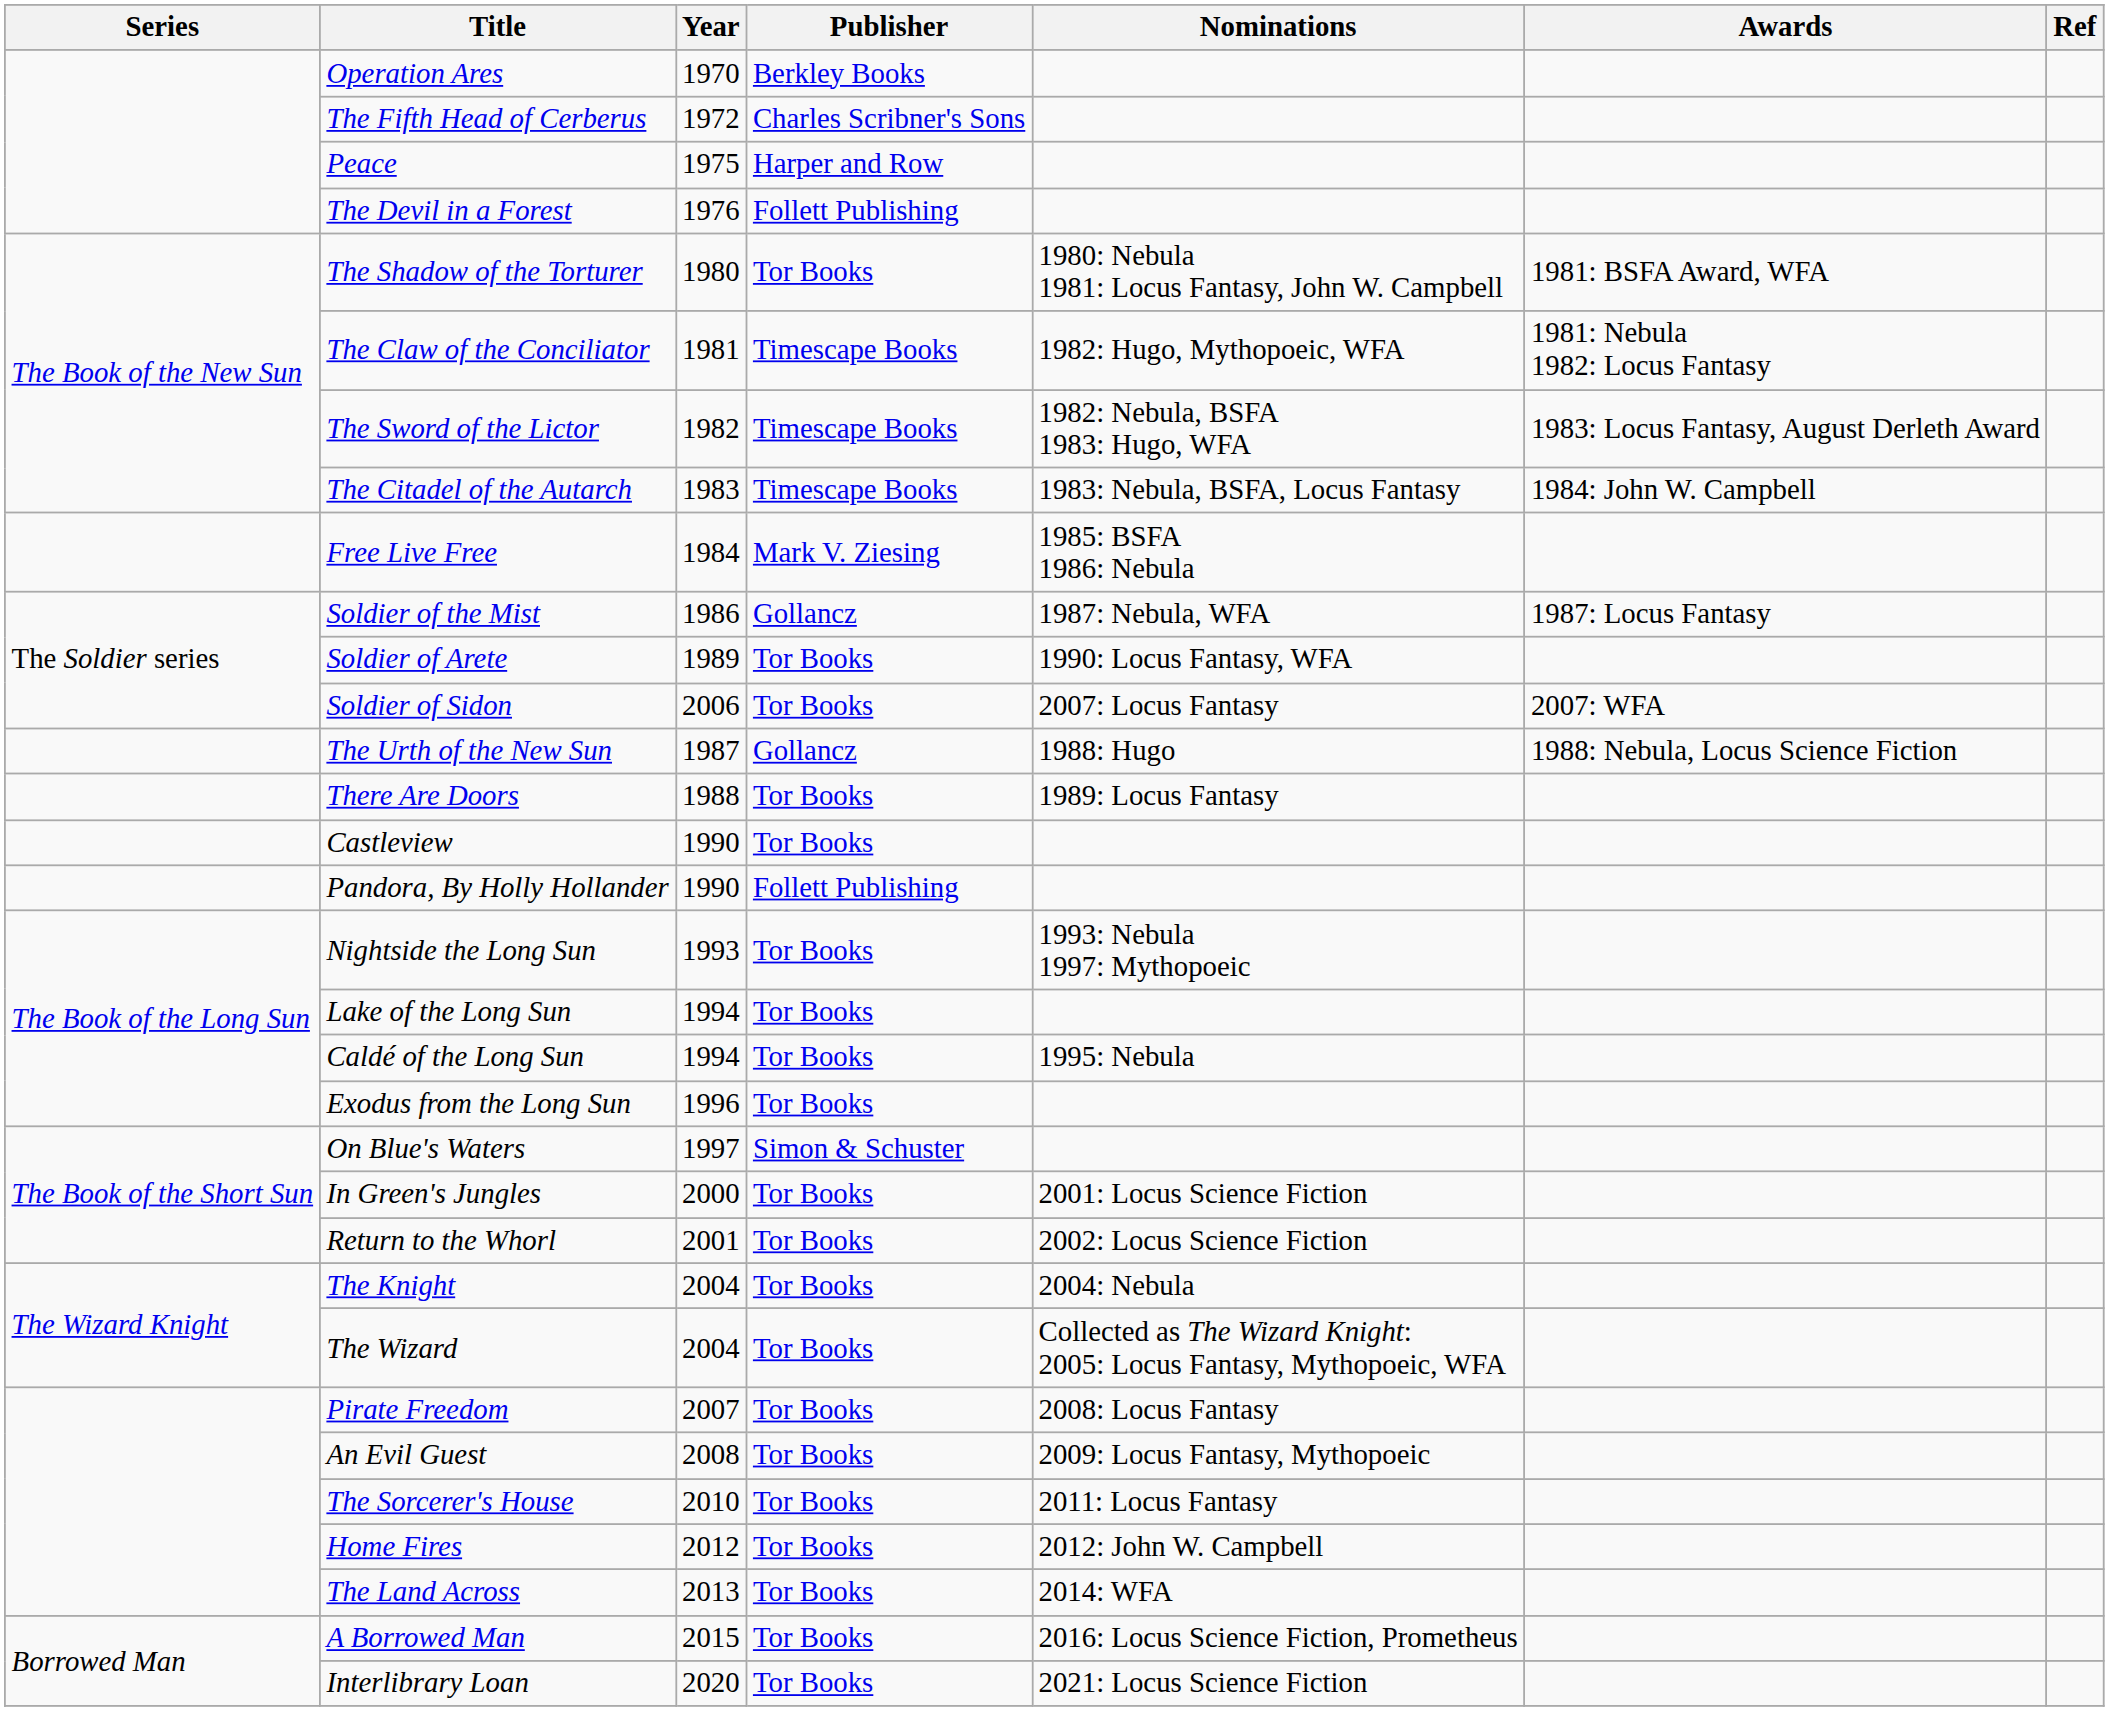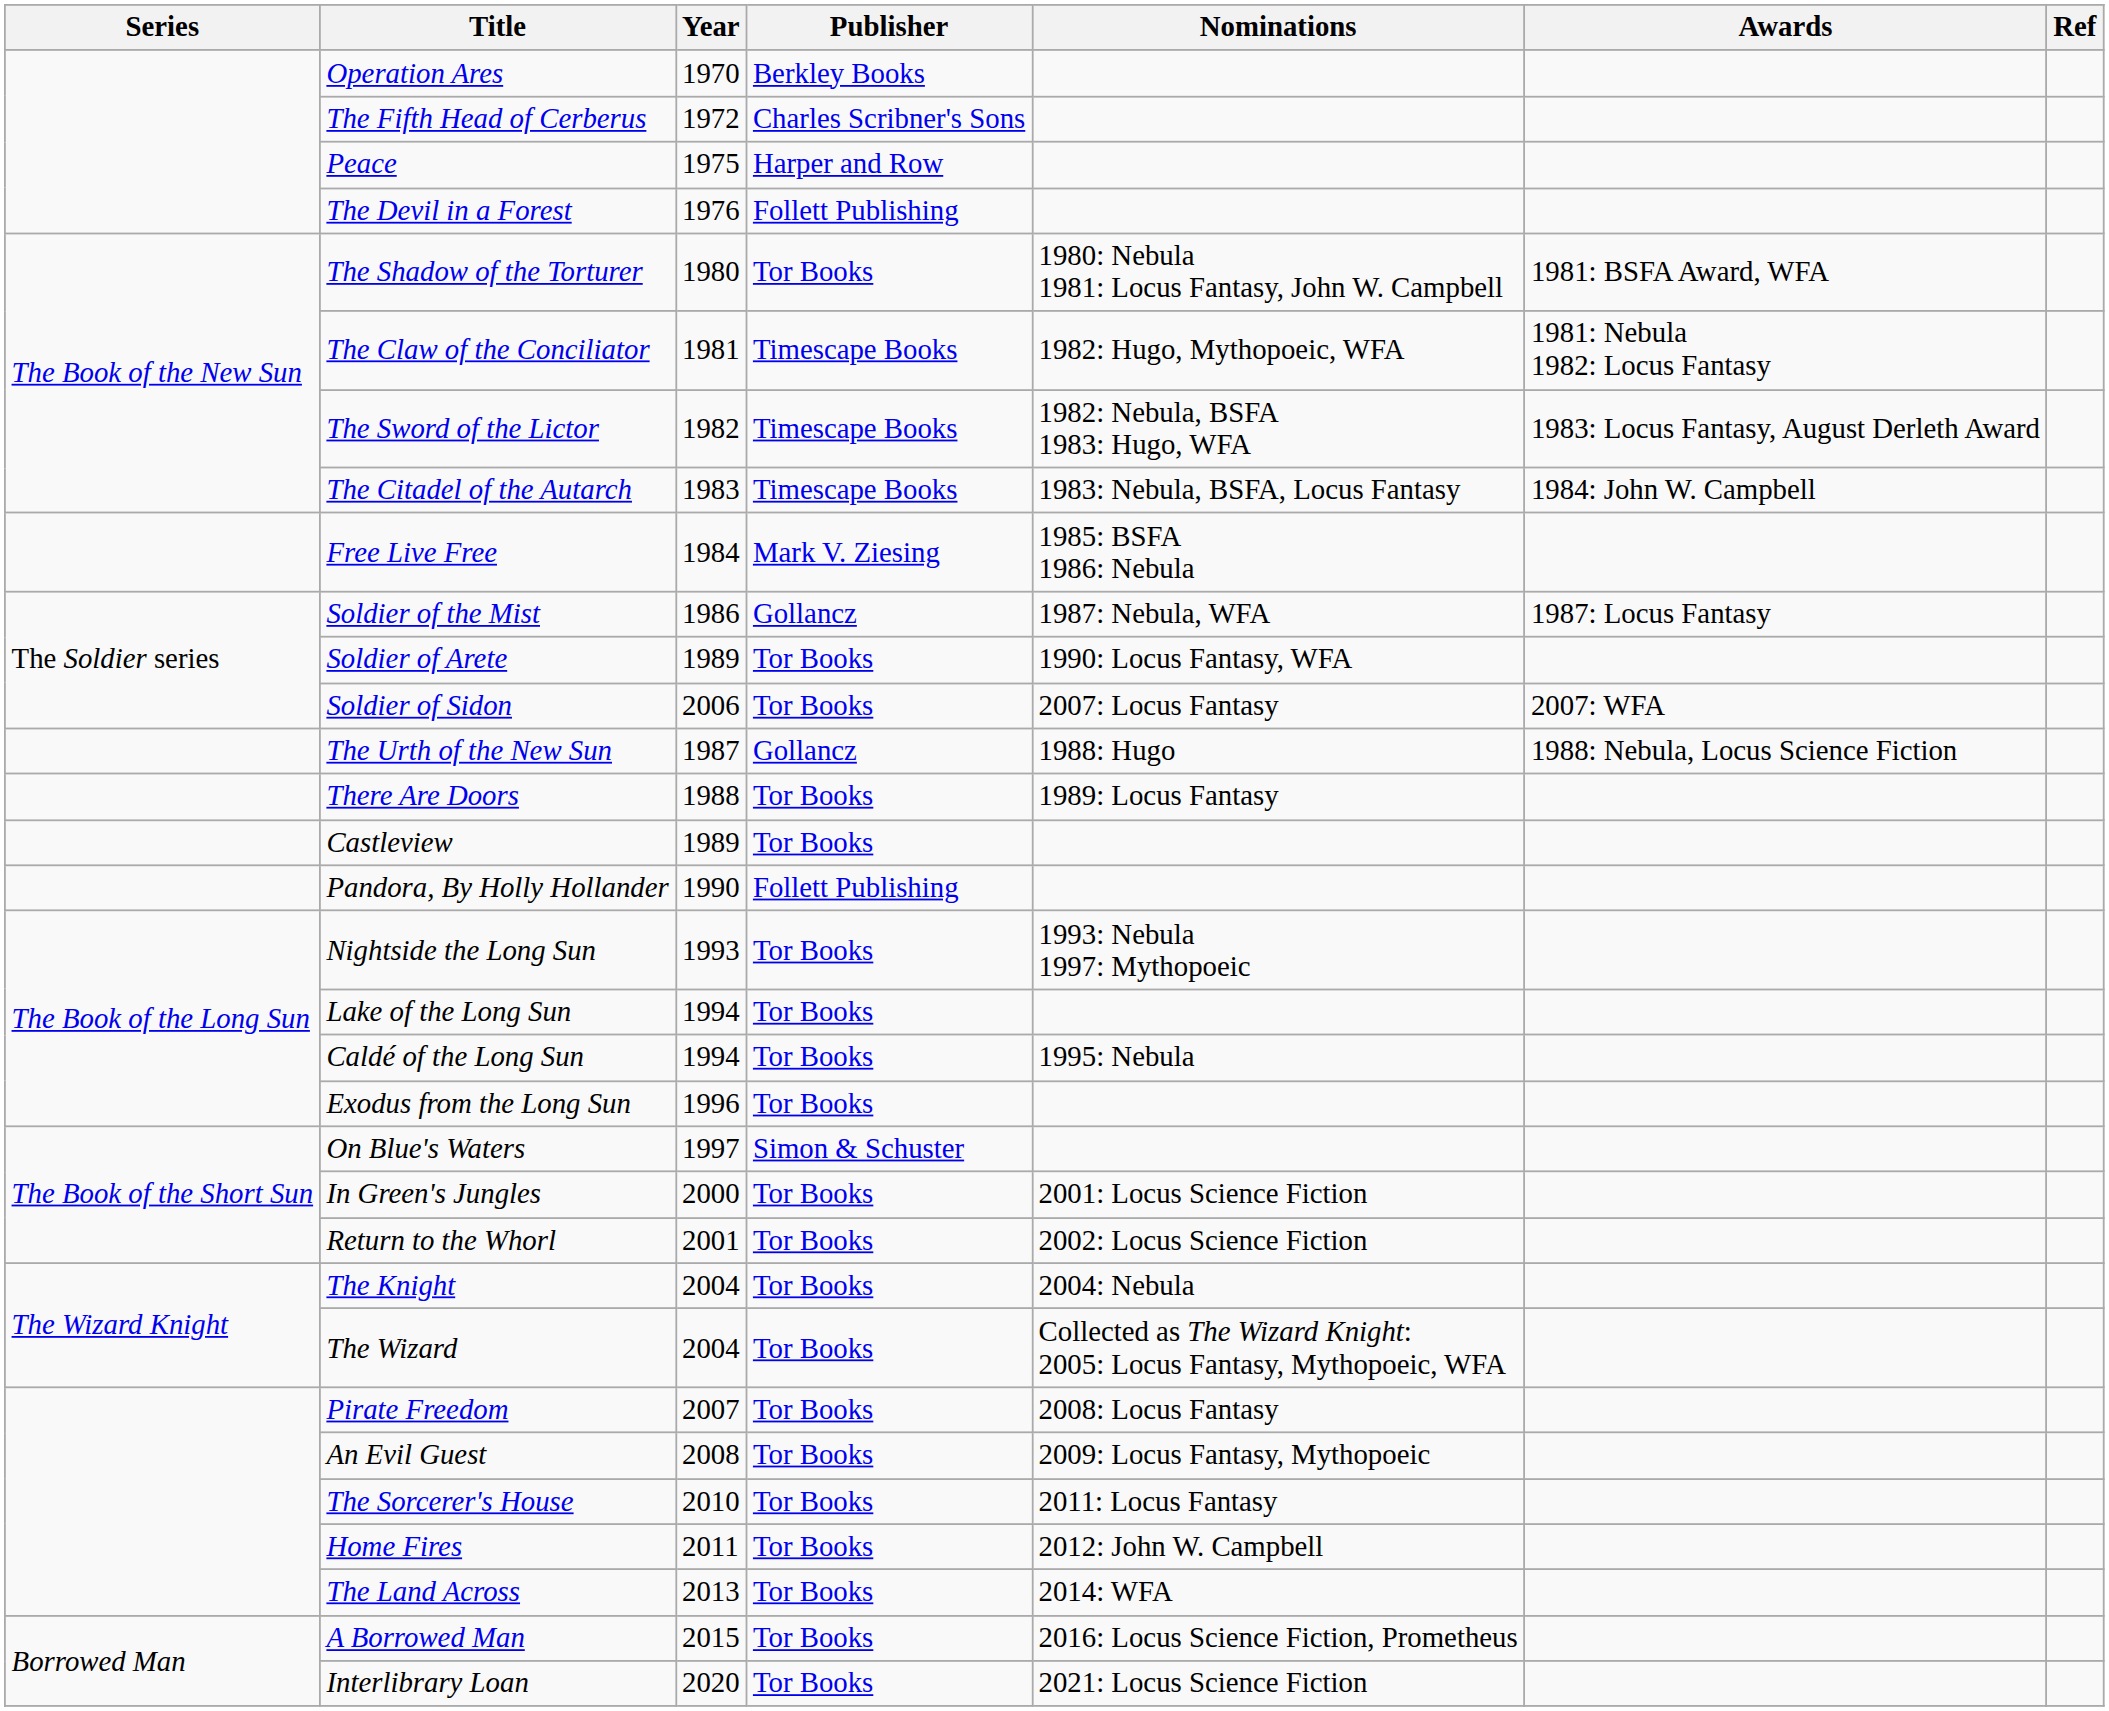(711, 842) 1990 -> (711, 842) 1989
(711, 1546) 2012 -> (710, 1546) 2011
